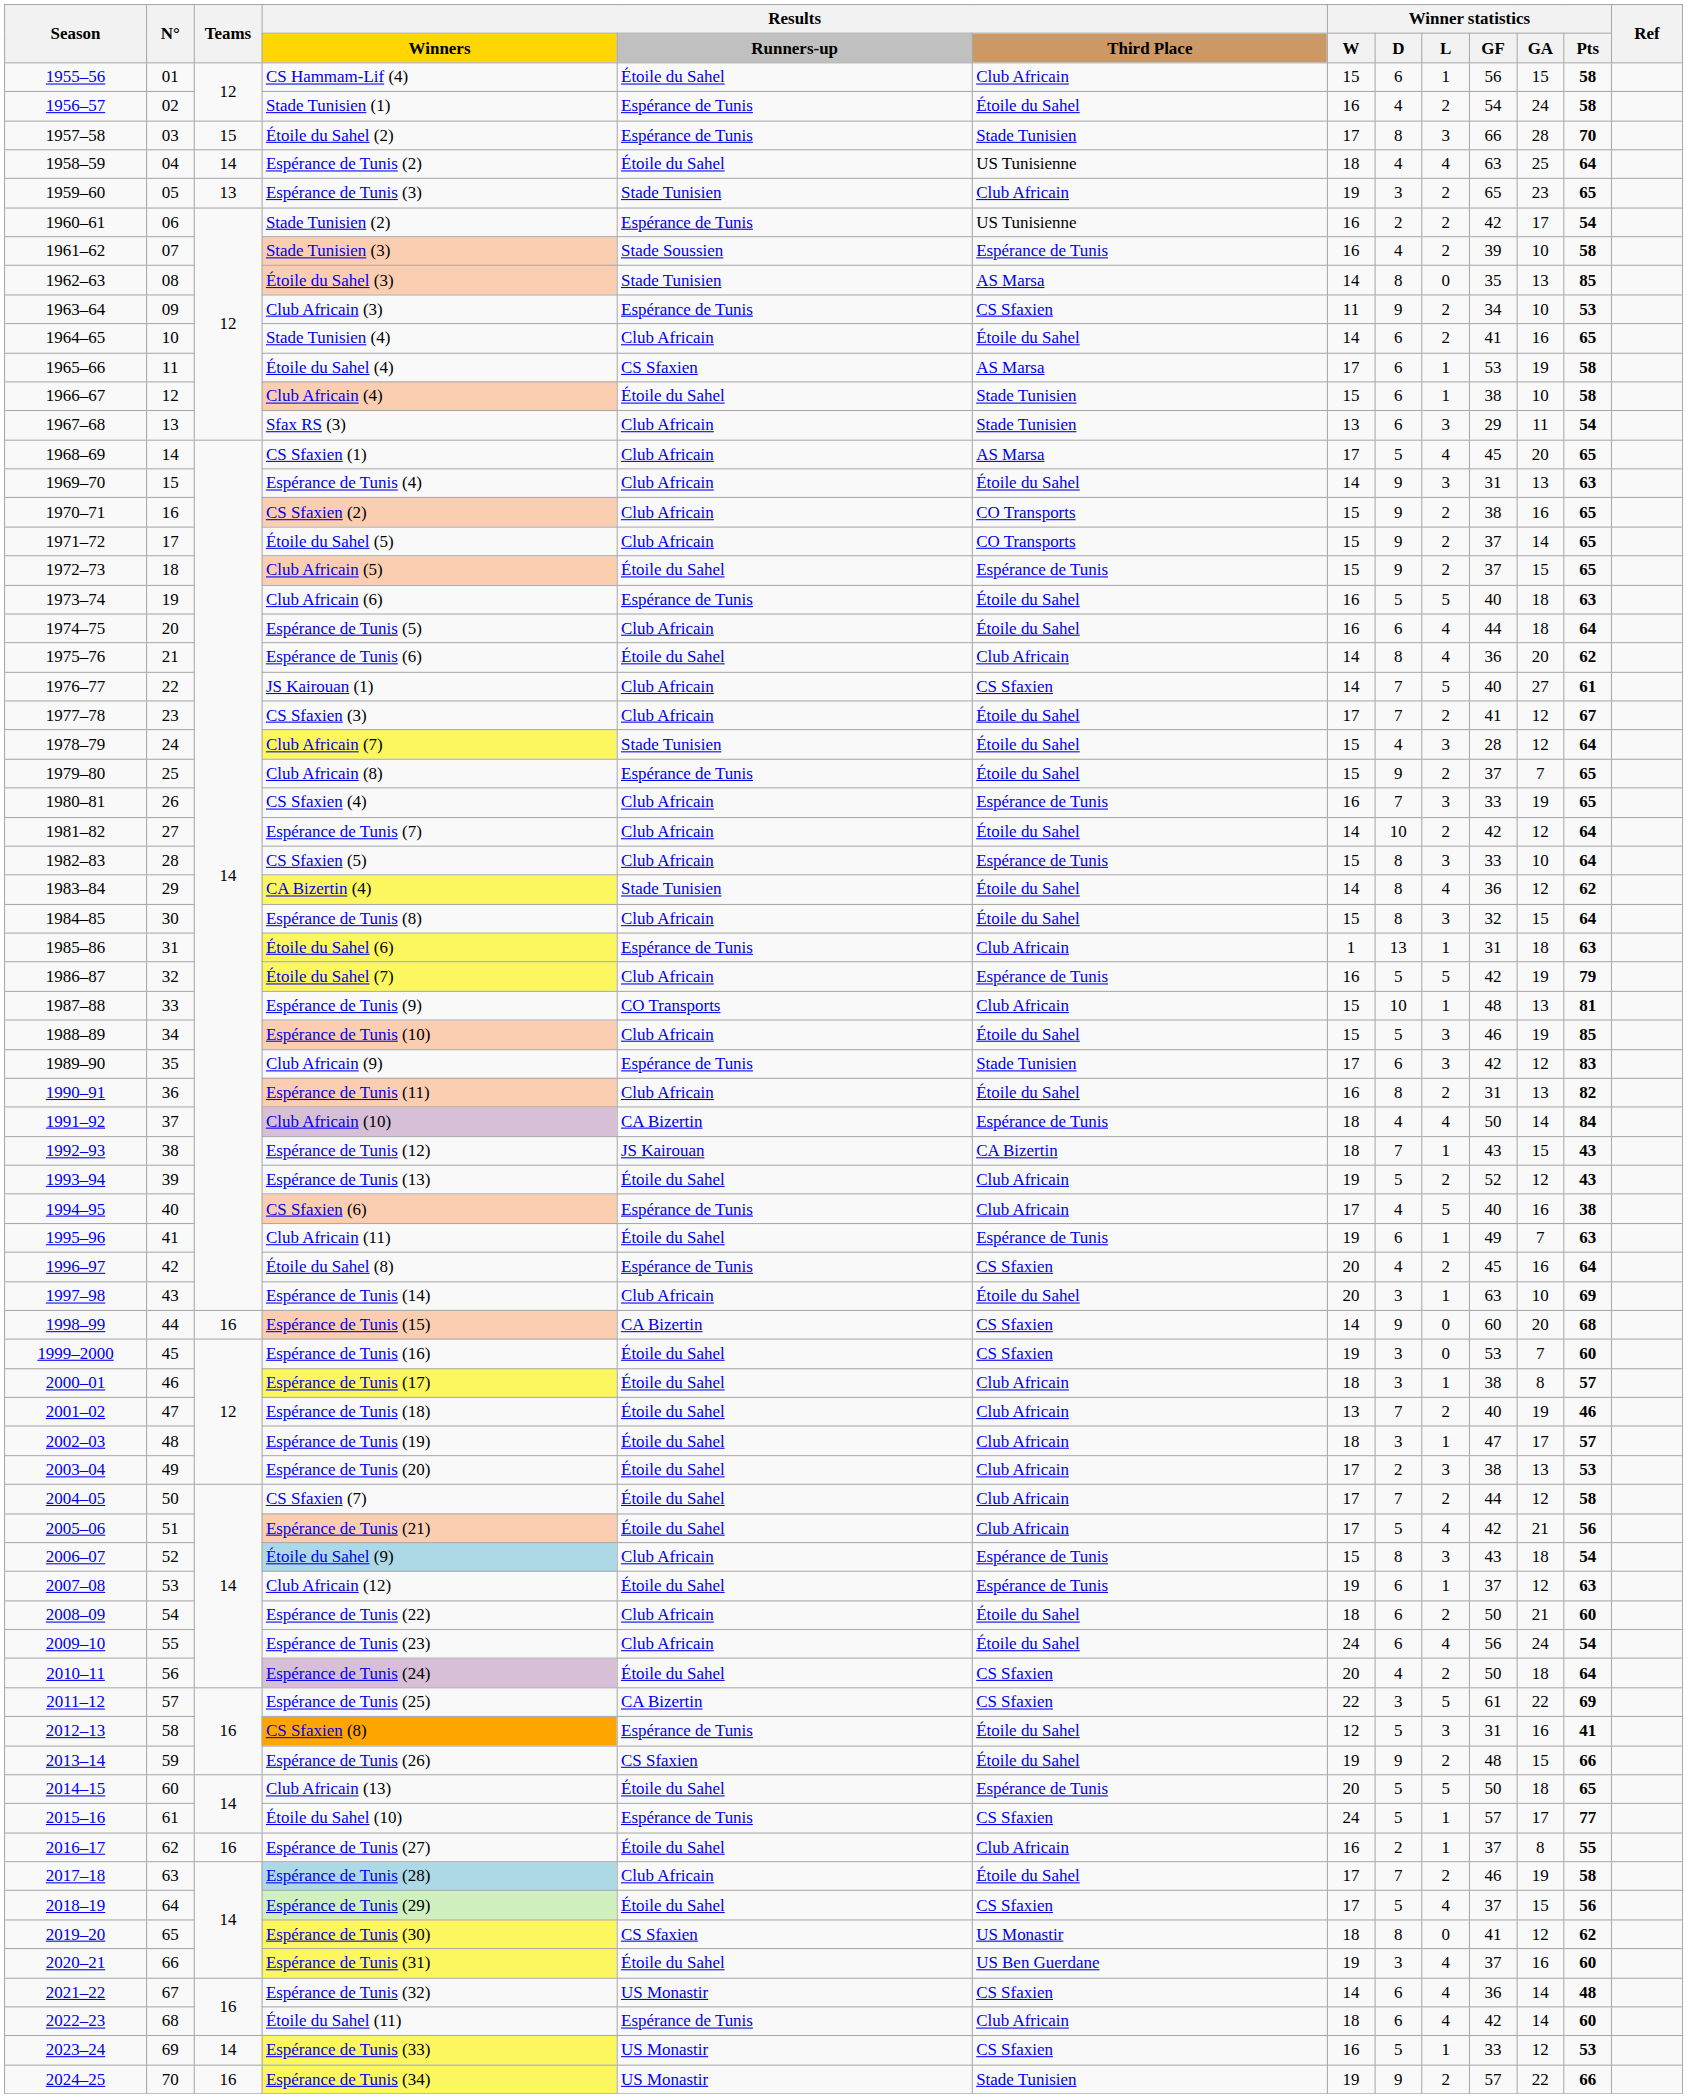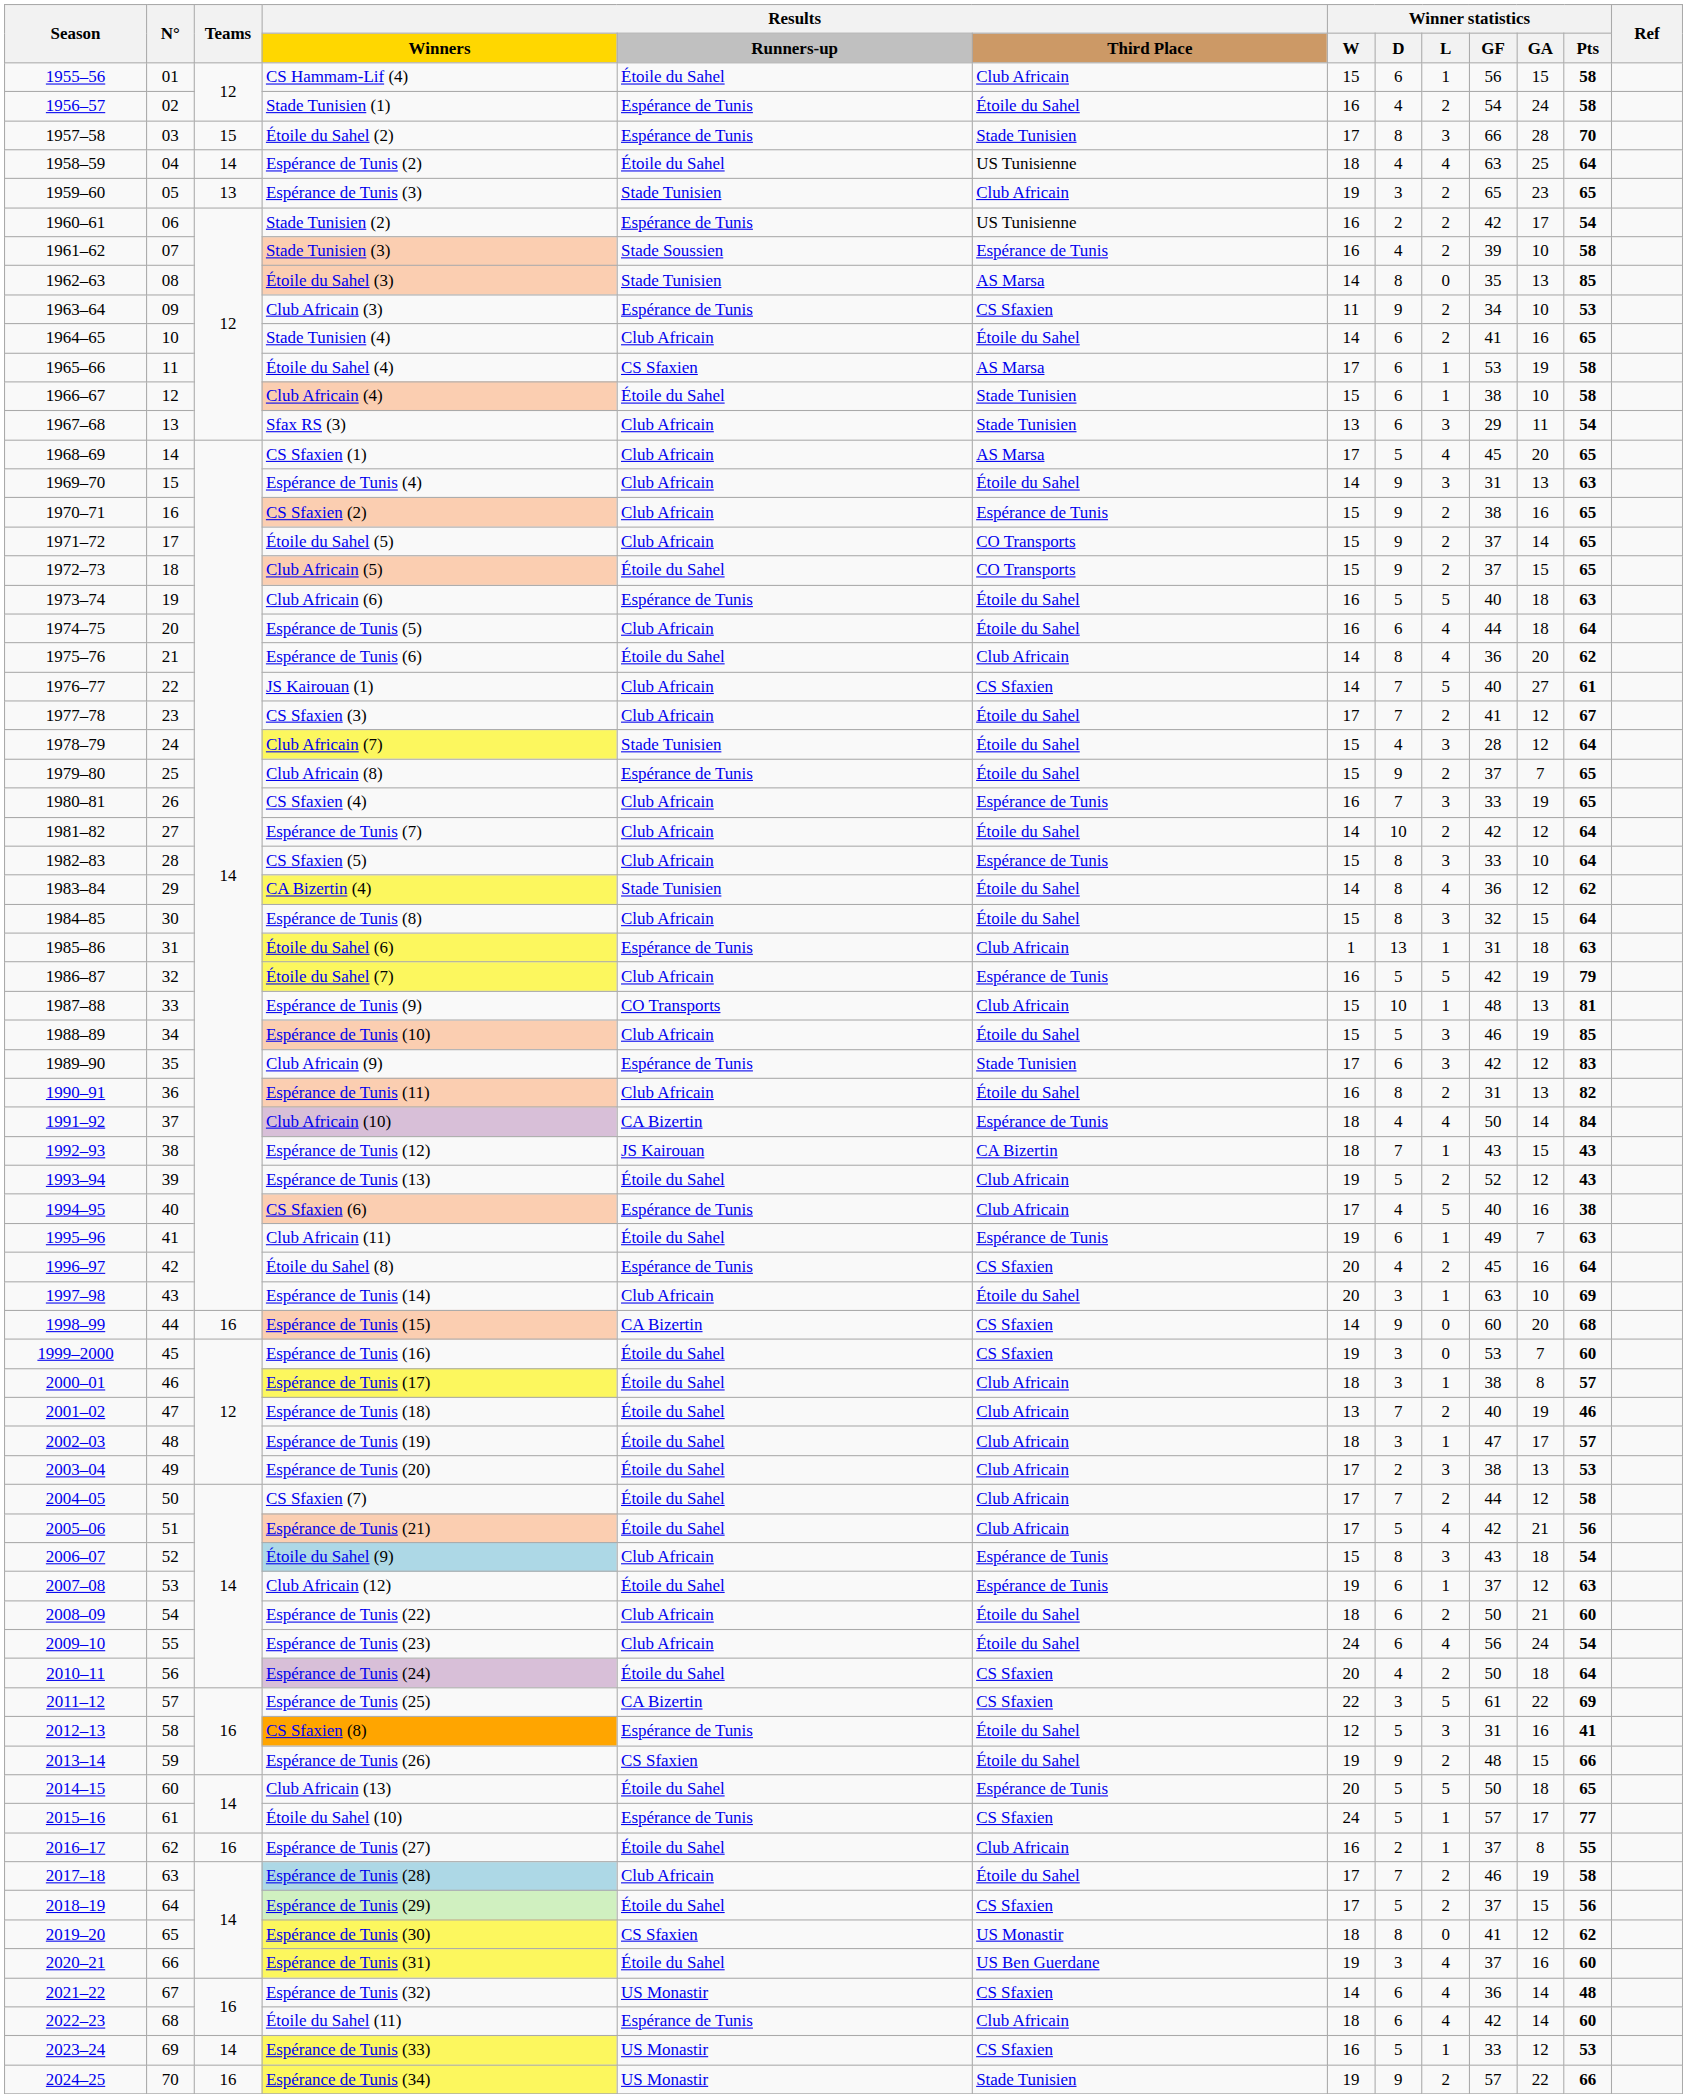(1026, 512) CO Transports -> (1042, 512) Espérance de Tunis
(1042, 570) Espérance de Tunis -> (1026, 570) CO Transports
(1446, 1905) 4 -> (1446, 1905) 2
